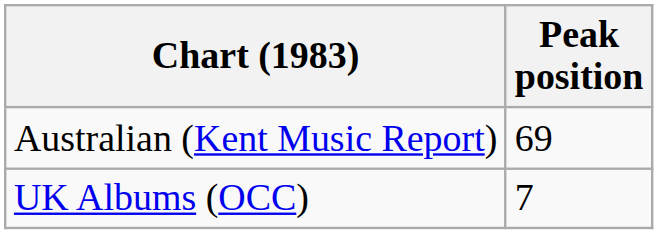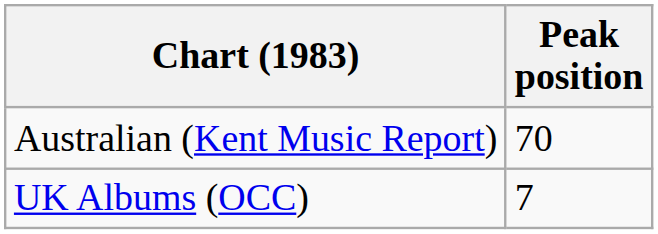(534, 137) 69 -> (534, 137) 70
